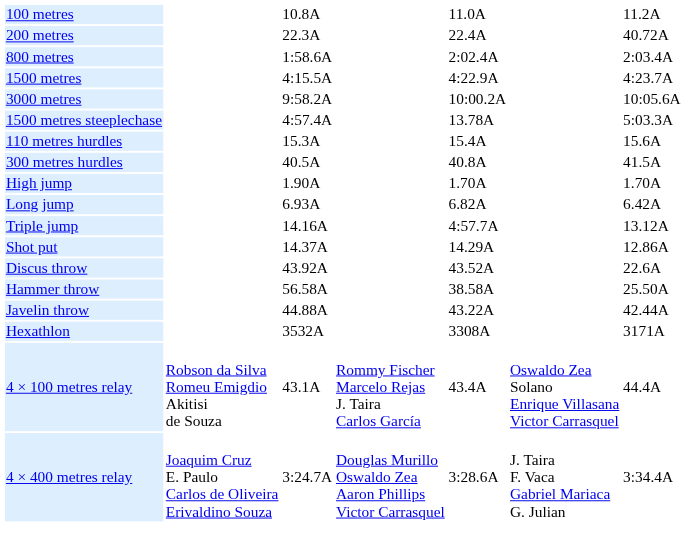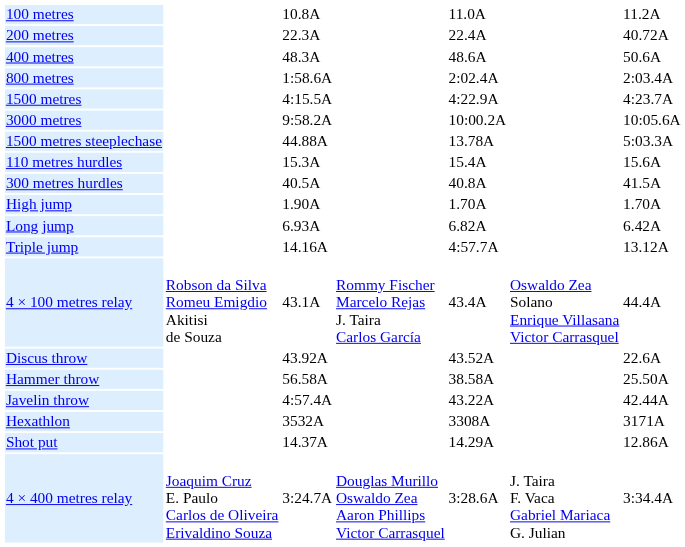+ row: (40, 56)
(307, 120) 4:57.4A -> (305, 141) 44.88A
rows swapped: (32, 246) <-> (69, 387)
(305, 310) 44.88A -> (307, 400) 4:57.4A
